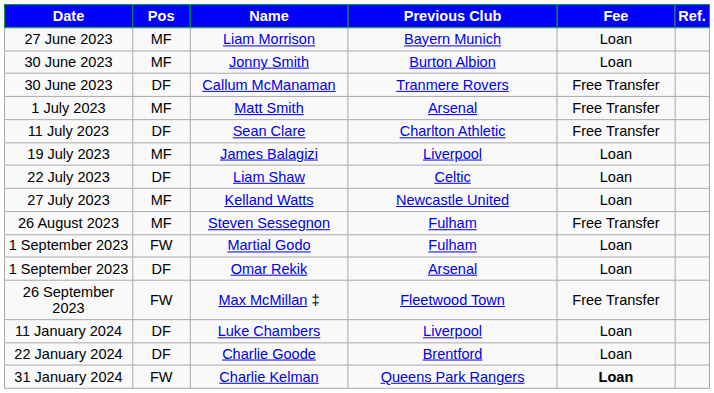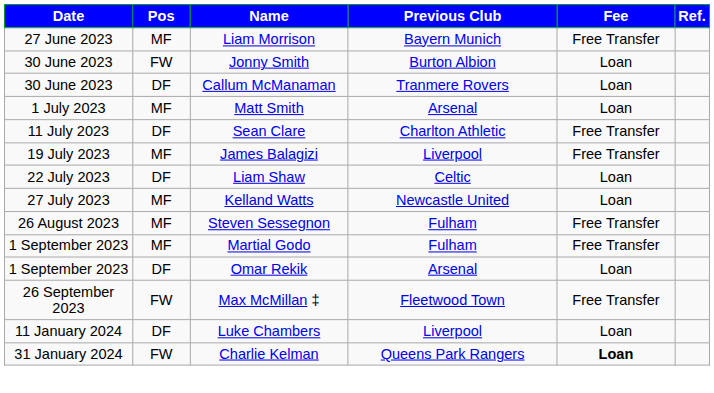(616, 39) Loan -> (616, 39) Free Transfer
(161, 62) MF -> (161, 62) FW
(616, 85) Free Transfer -> (616, 85) Loan
(616, 108) Free Transfer -> (616, 108) Loan
(616, 154) Loan -> (616, 154) Free Transfer
(161, 246) FW -> (161, 246) MF
(616, 246) Loan -> (616, 246) Free Transfer
- row: (269, 354)
